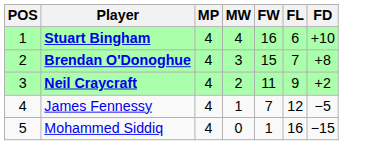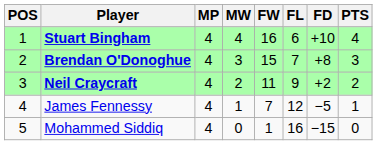+ column: (355, 15)
